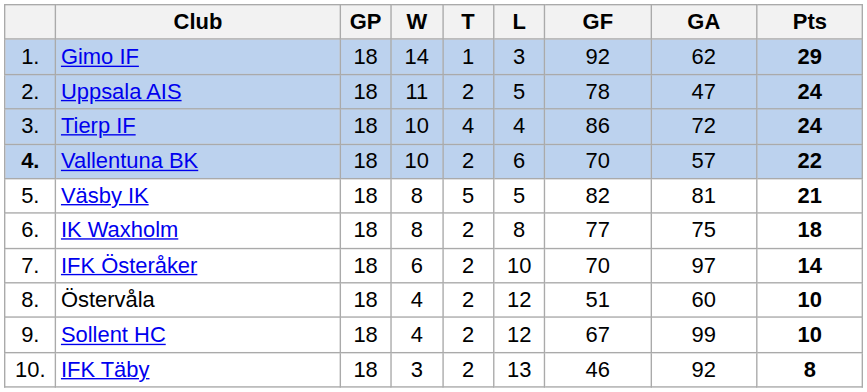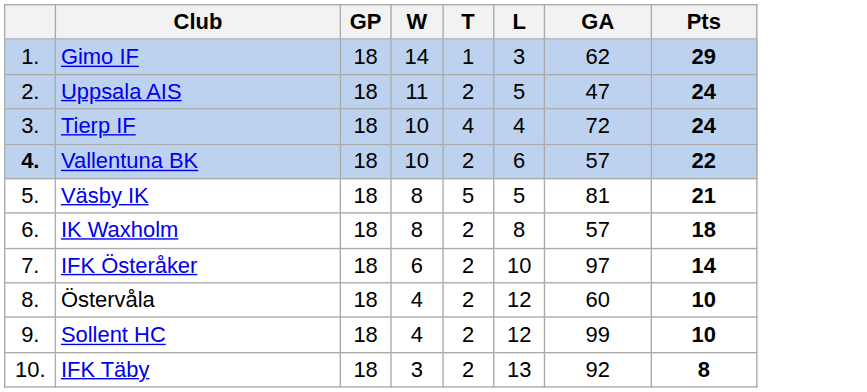- column: (598, 21)
(704, 230) 75 -> (598, 230) 57
